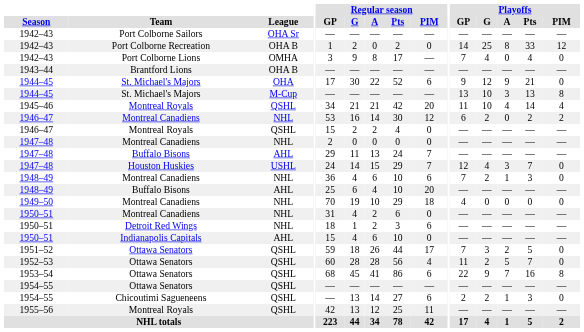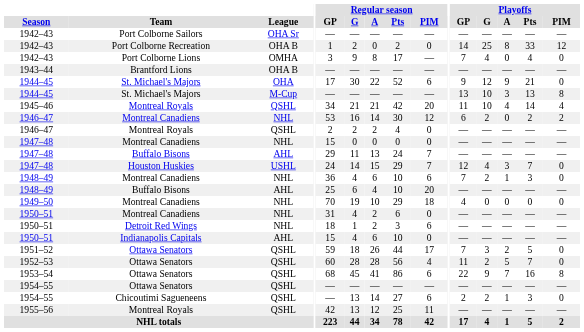(330, 130) 15 -> (330, 130) 2
(330, 142) 2 -> (330, 142) 15
